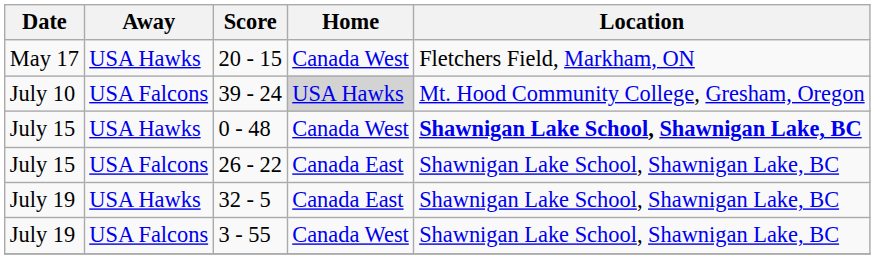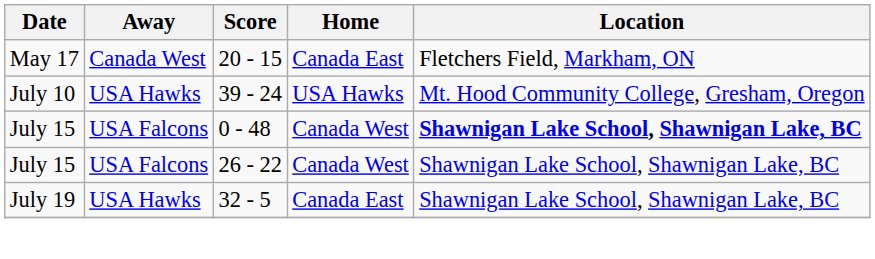(145, 57) USA Hawks -> (148, 57) Canada West
(351, 57) Canada West -> (348, 57) Canada East
(149, 93) USA Falcons -> (145, 93) USA Hawks
(348, 93) lightgrey background -> (348, 93) no background
(145, 128) USA Hawks -> (149, 128) USA Falcons
(348, 164) Canada East -> (351, 164) Canada West
- row: (245, 235)
